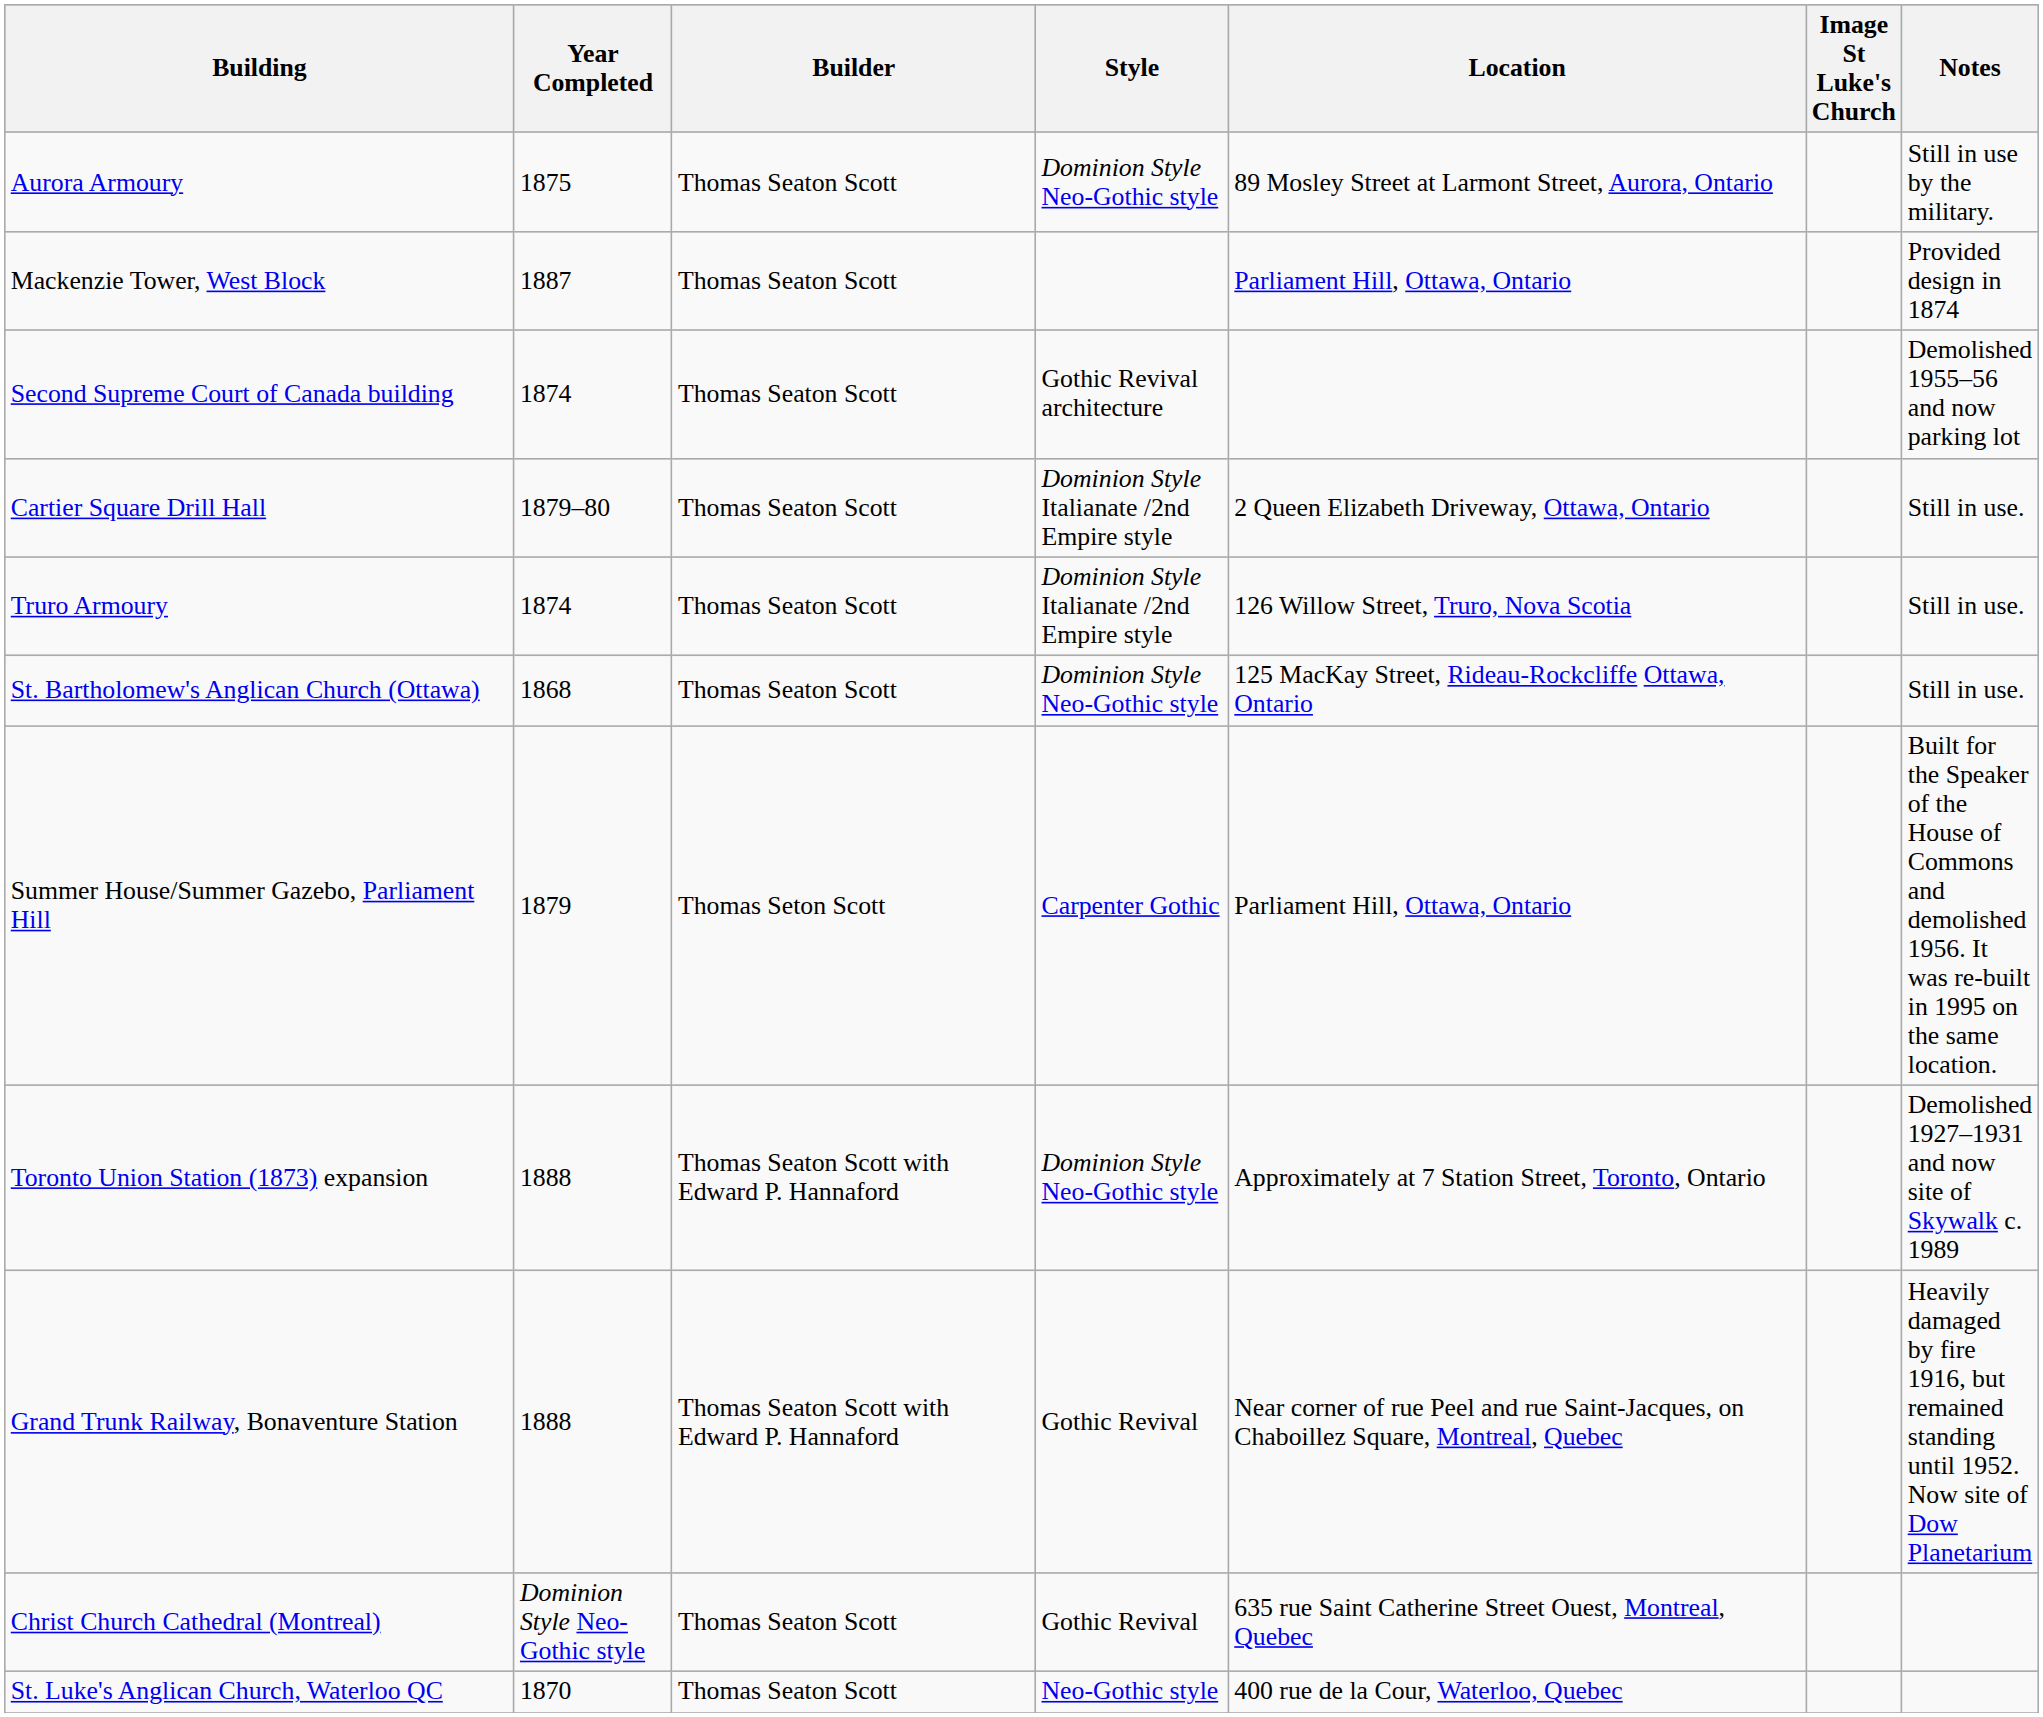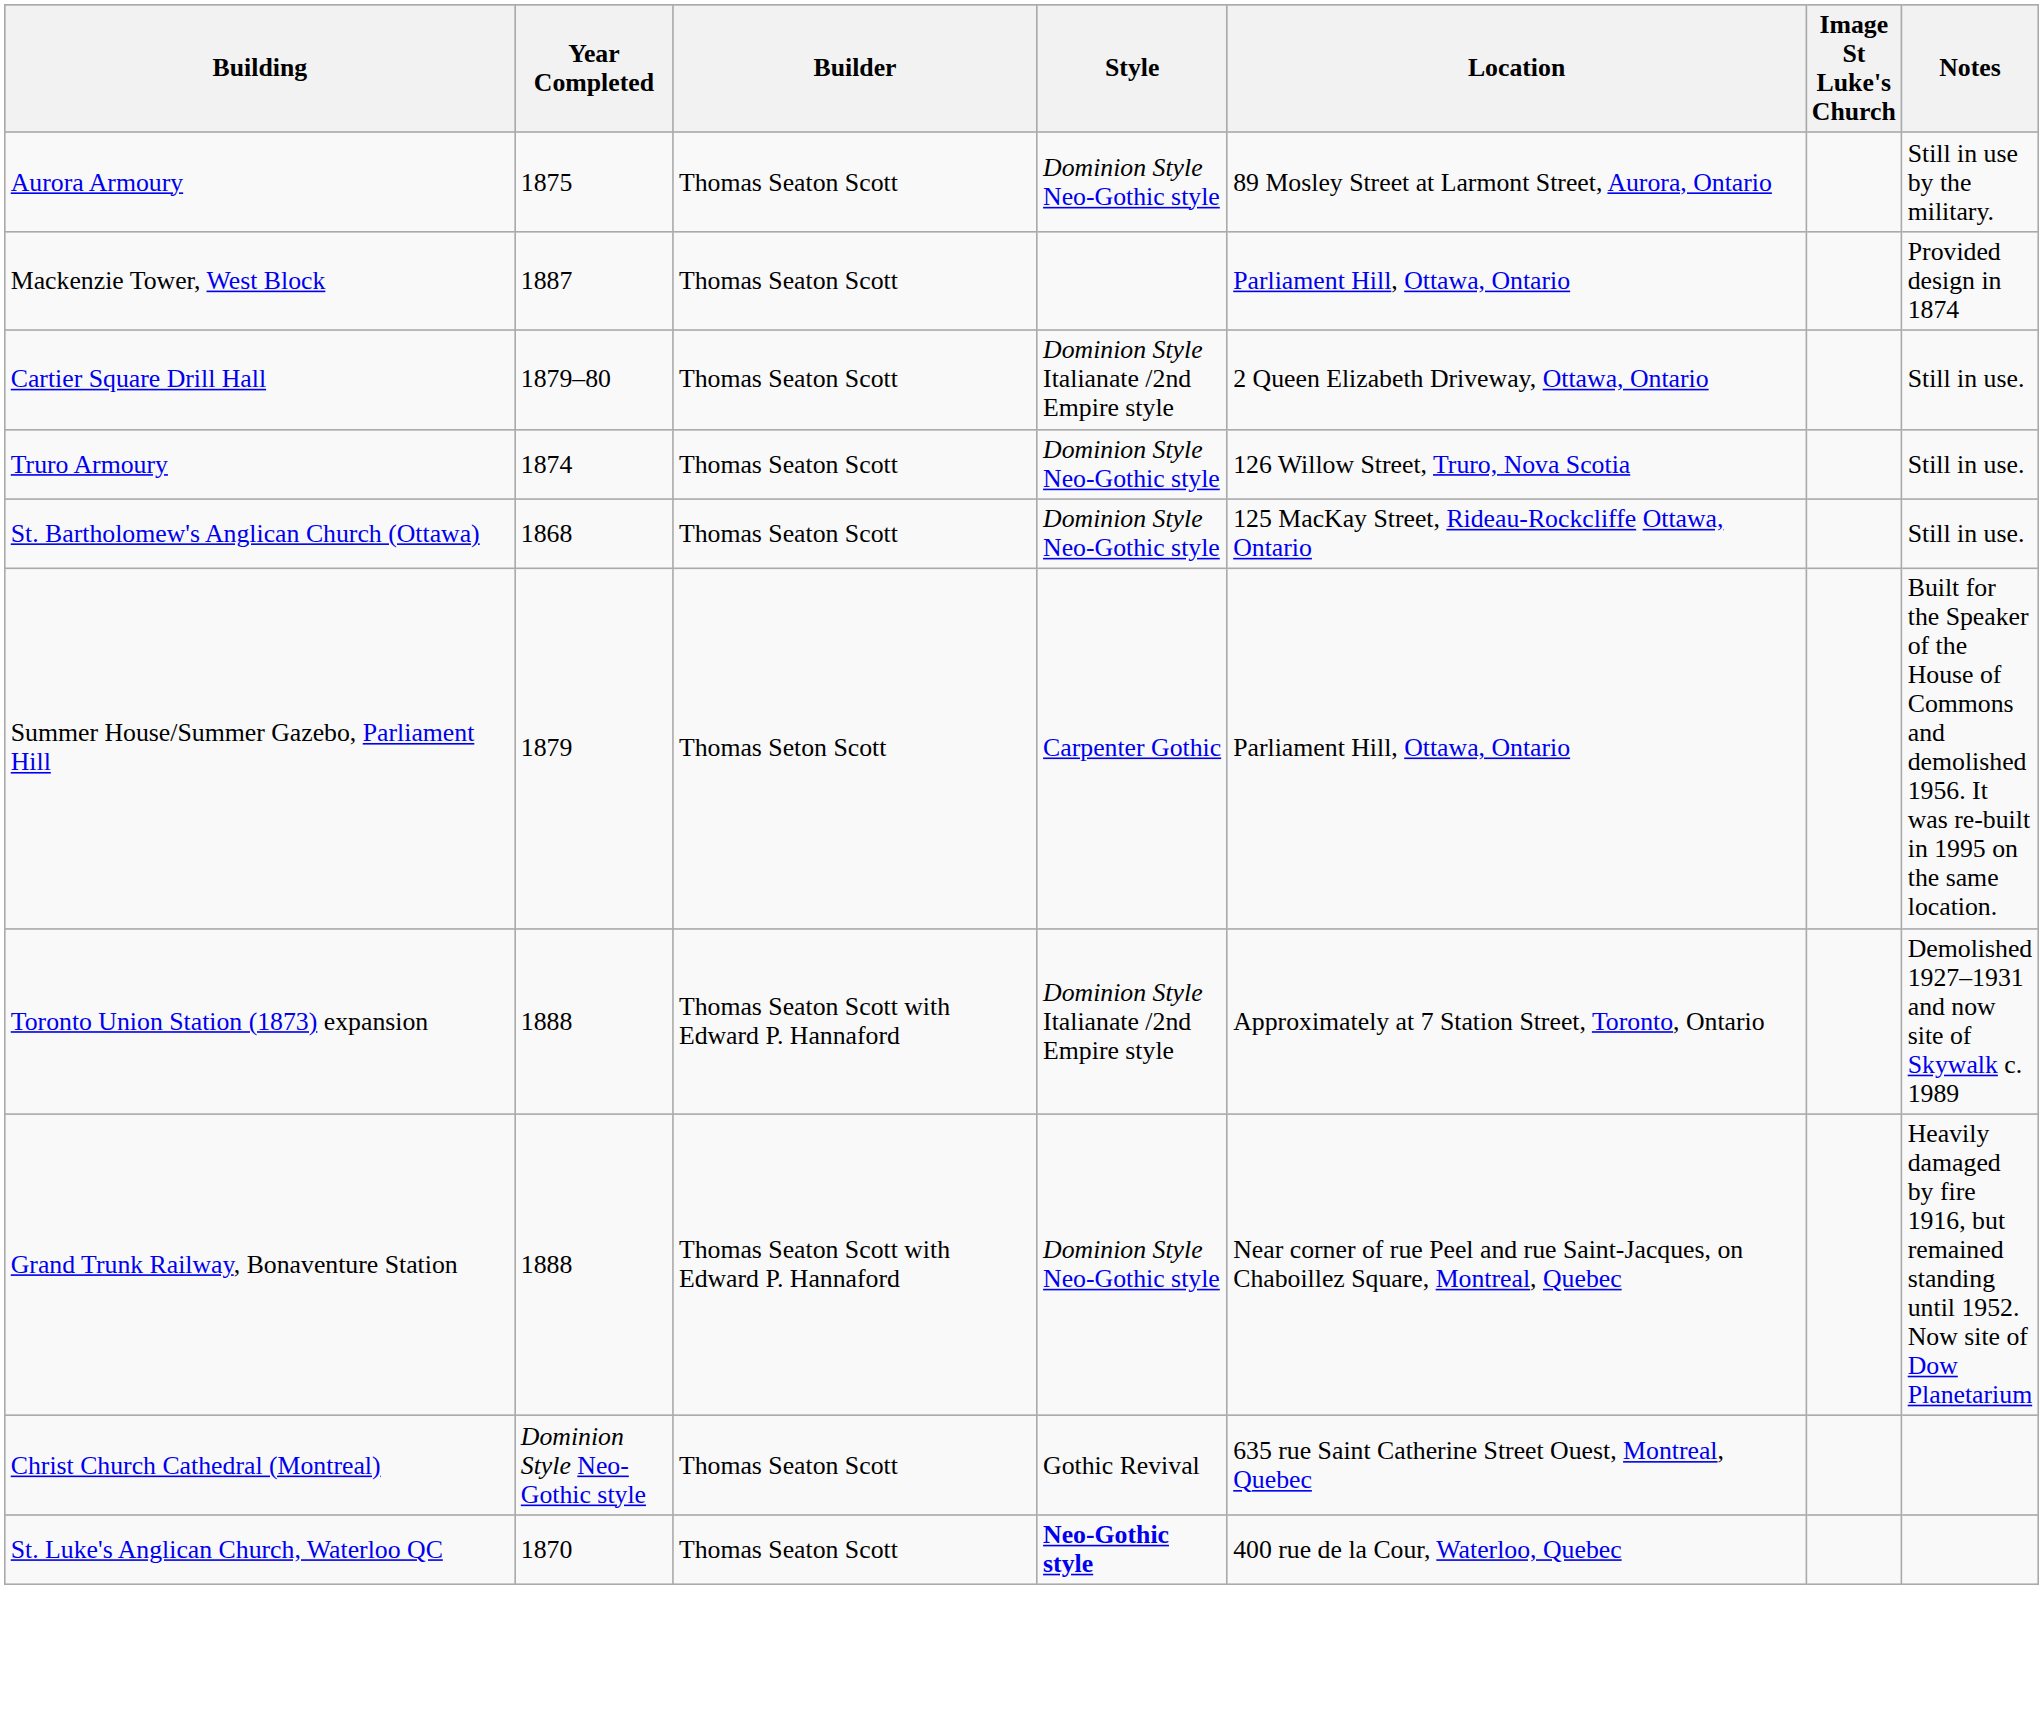- row: (232, 393)
(1121, 605) Dominion Style Italianate /2nd Empire style -> (1131, 463) Dominion Style Neo-Gothic style
(1130, 1177) Dominion Style Neo-Gothic style -> (1123, 1020) Dominion Style Italianate /2nd Empire style
(1120, 1421) Gothic Revival -> (1131, 1264) Dominion Style Neo-Gothic style
(1130, 1691) normal -> (1106, 1549) bold
